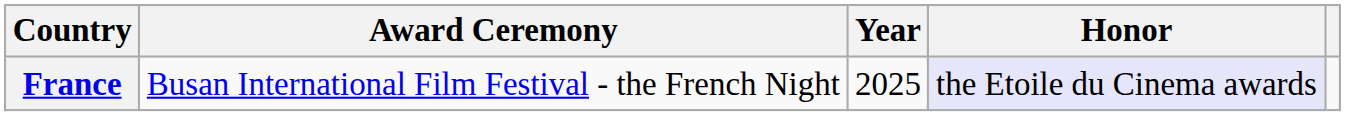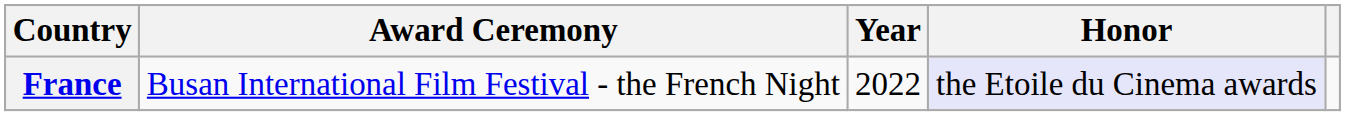(888, 82) 2025 -> (888, 82) 2022
